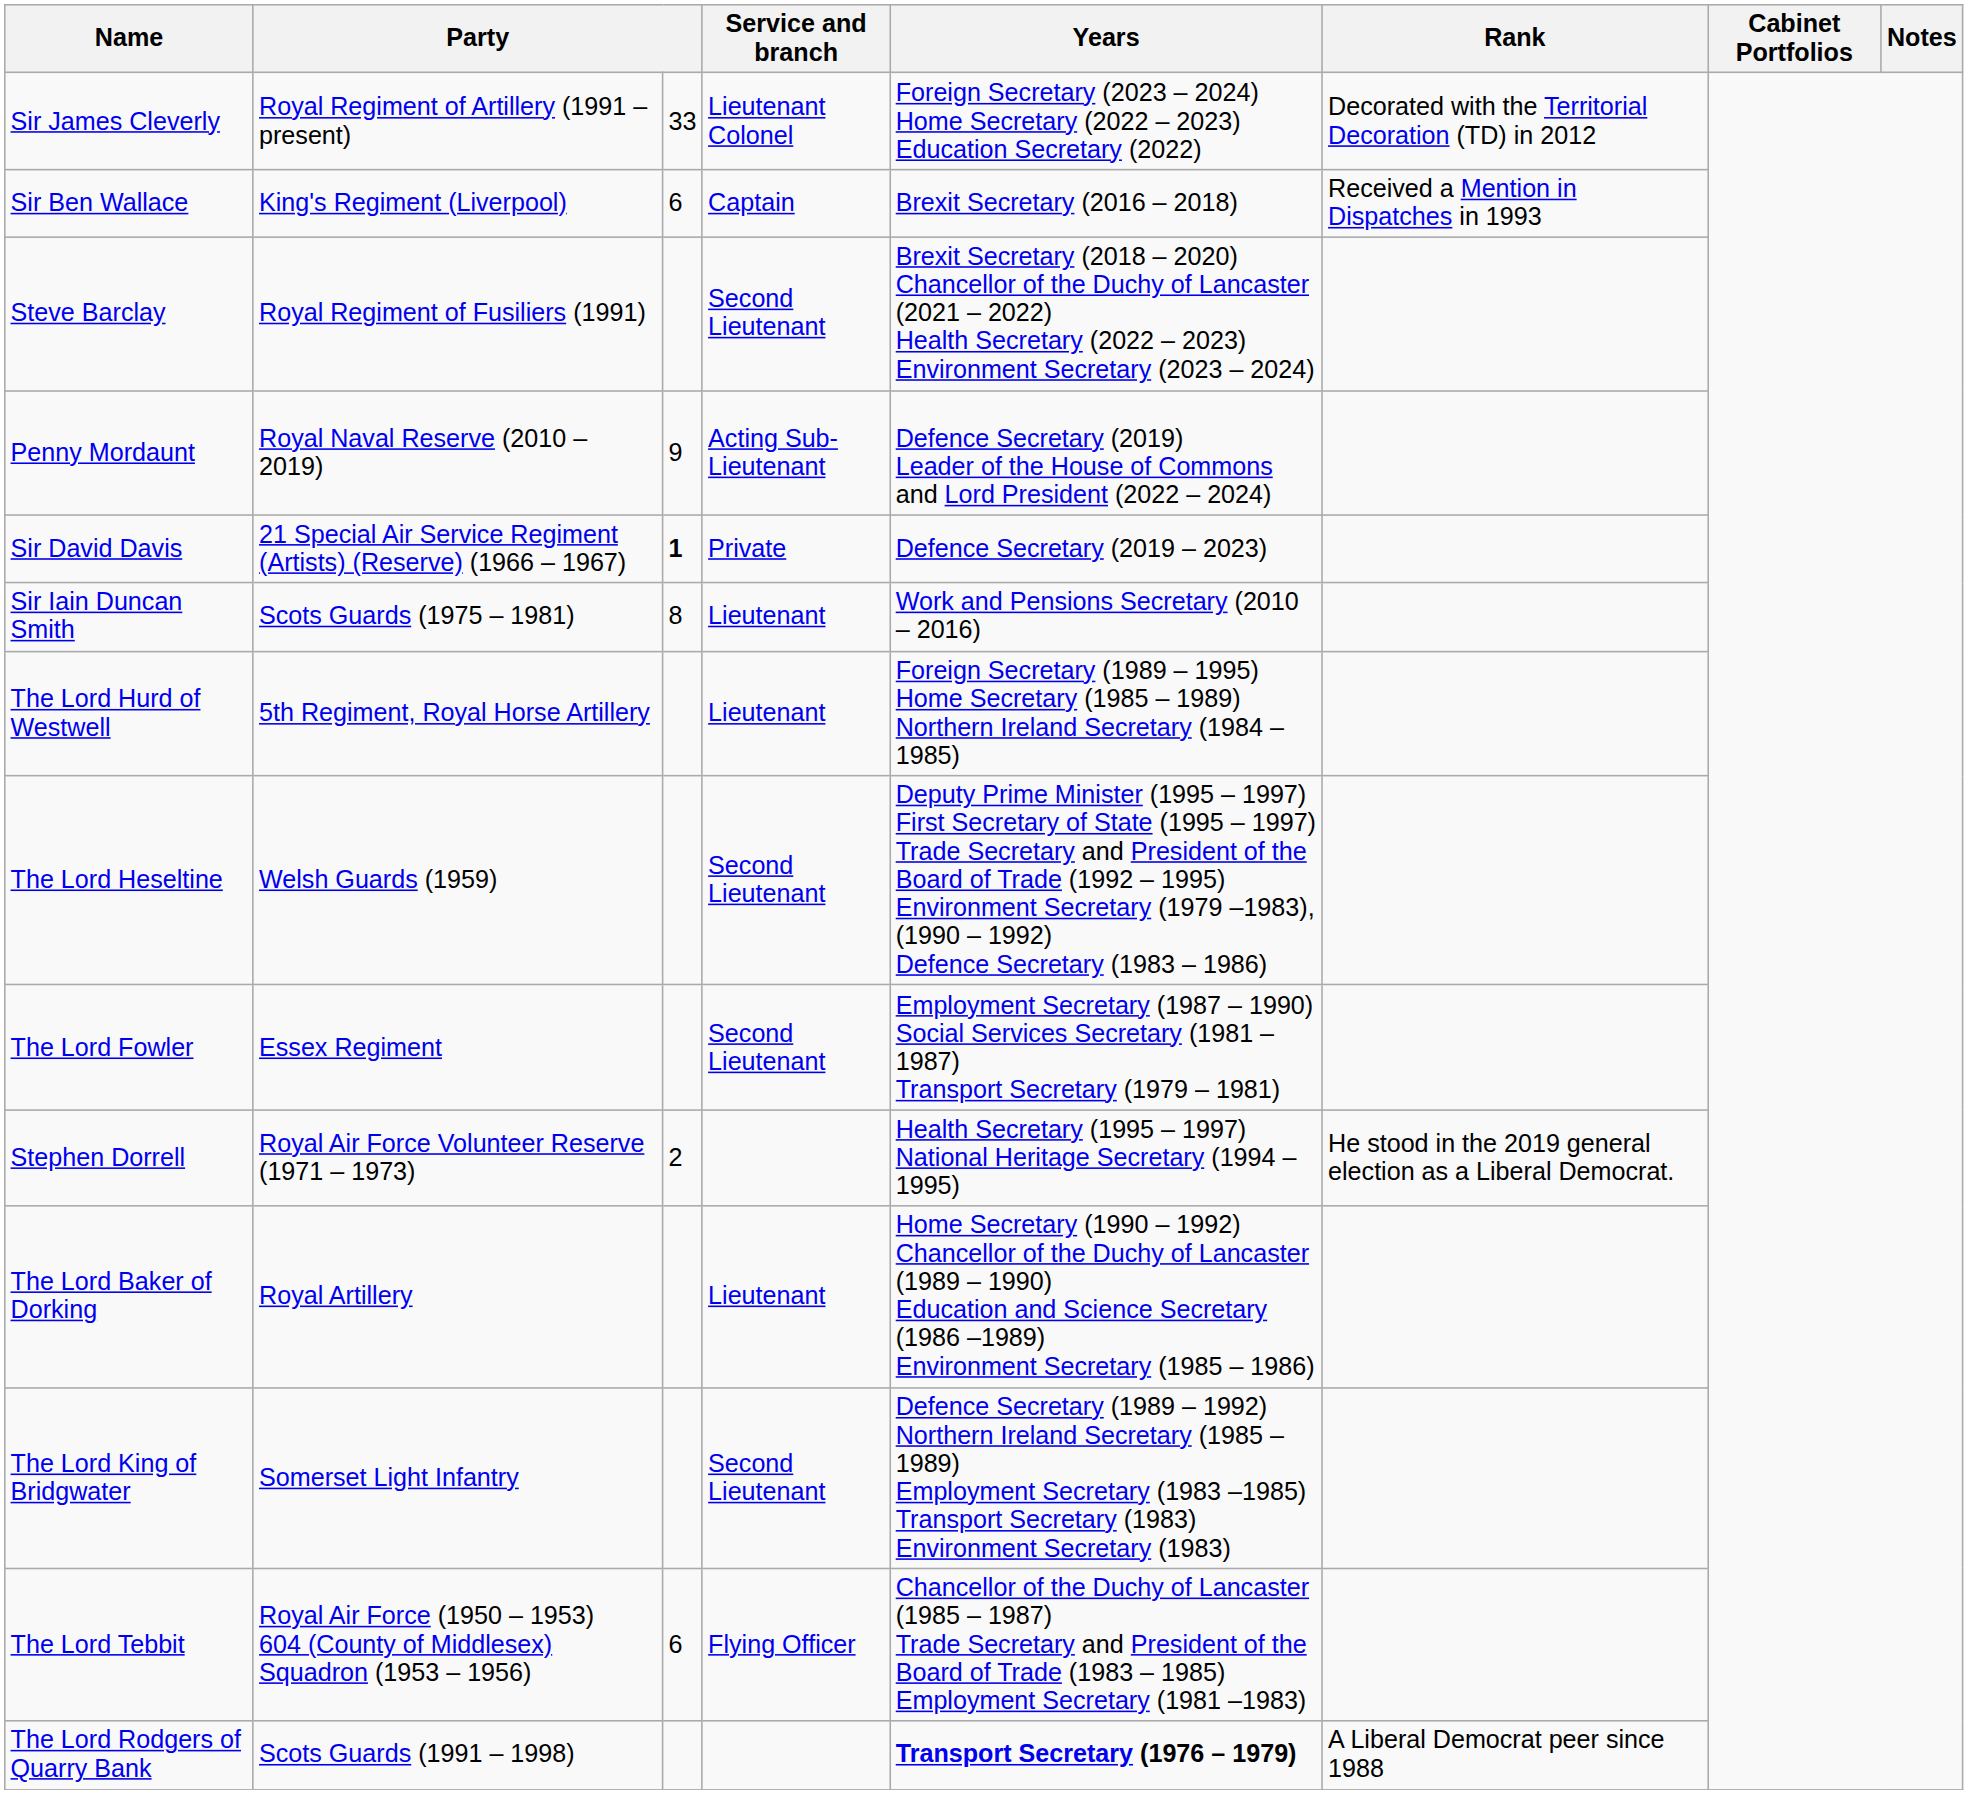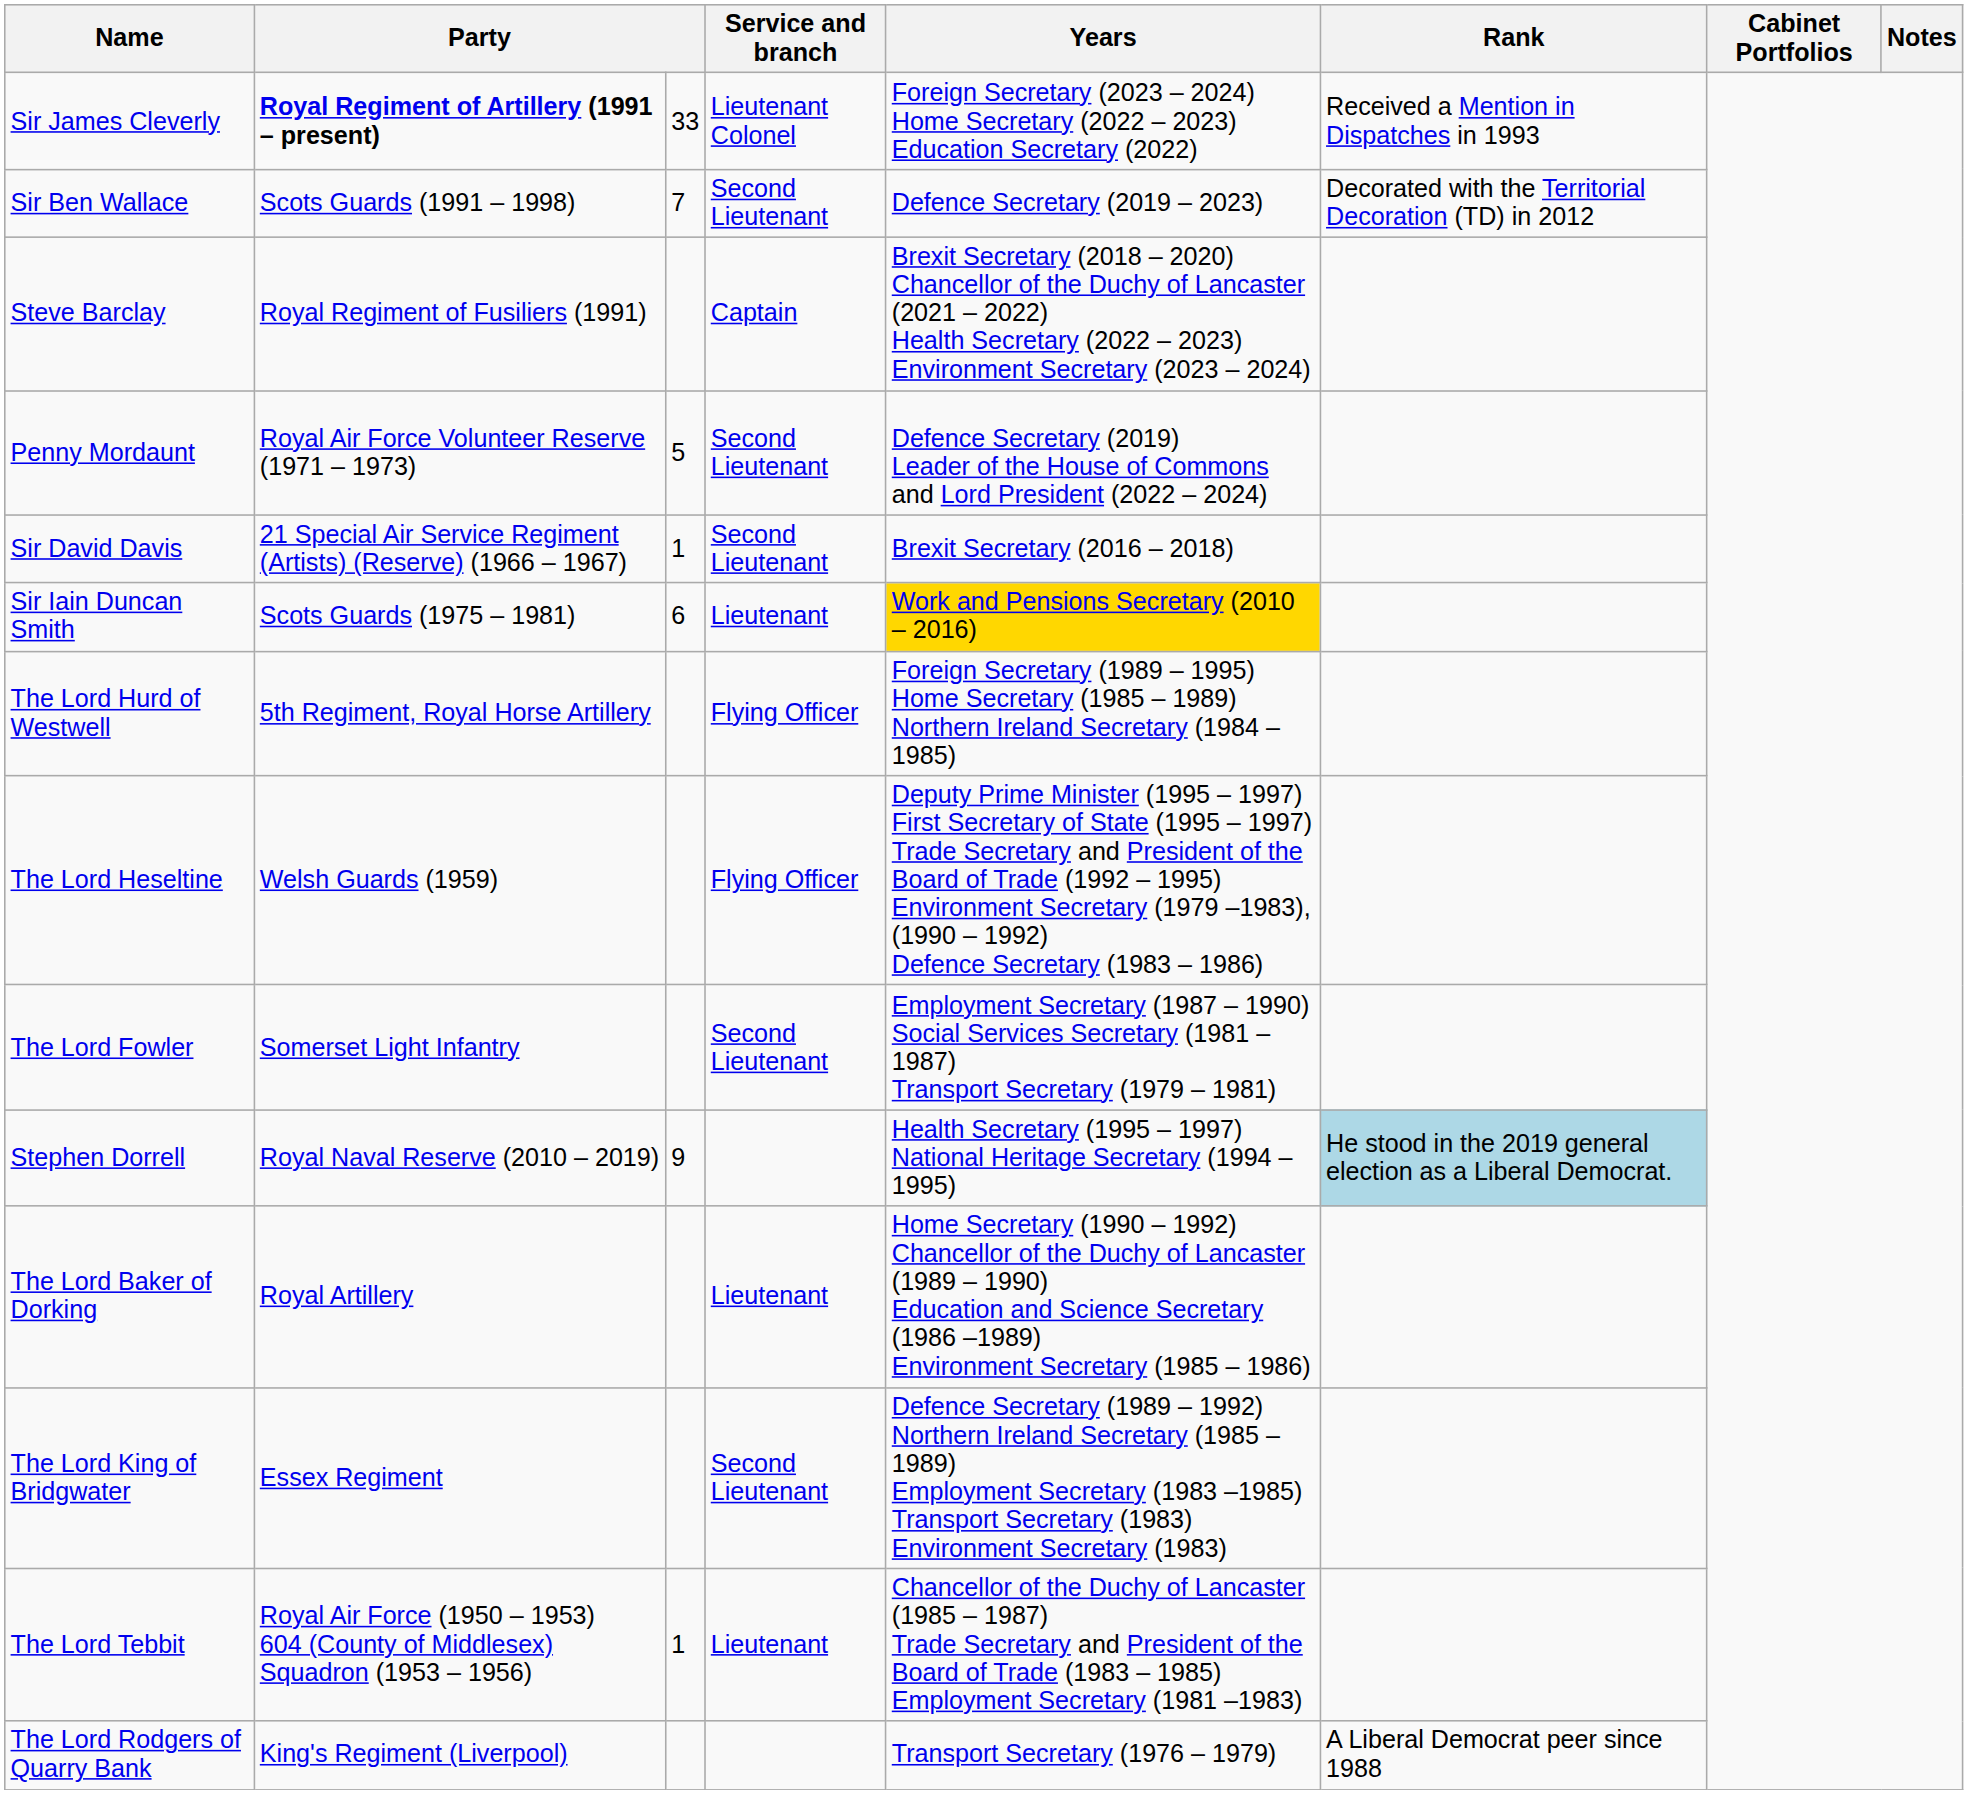(453, 120) normal -> (456, 120) bold
(1488, 120) Decorated with the Territorial Decoration (TD) in 2012 -> (1450, 120) Received a Mention in Dispatches in 1993
(413, 203) King's Regiment (Liverpool) -> (418, 203) Scots Guards (1991 – 1998)
(676, 203) 6 -> (678, 203) 7
(751, 203) Captain -> (769, 203) Second Lieutenant
(1067, 203) Brexit Secretary (2016 – 2018) -> (1077, 203) Defence Secretary (2019 – 2023)
(1452, 203) Received a Mention in Dispatches in 1993 -> (1486, 203) Decorated with the Territorial Decoration (TD) in 2012
(767, 313) Second Lieutenant -> (754, 313) Captain
(423, 452) Royal Naval Reserve (2010 – 2019) -> (452, 452) Royal Air Force Volunteer Reserve (1971 – 1973)
(676, 452) 9 -> (678, 452) 5
(773, 452) Acting Sub-Lieutenant -> (769, 452) Second Lieutenant
(676, 548) bold -> (678, 548) normal
(747, 548) Private -> (769, 548) Second Lieutenant
(1081, 548) Defence Secretary (2019 – 2023) -> (1063, 548) Brexit Secretary (2016 – 2018)
(676, 616) 8 -> (678, 616) 6
(1097, 616) no background -> (1093, 616) gold background
(767, 713) Lieutenant -> (785, 713) Flying Officer
(767, 880) Second Lieutenant -> (785, 880) Flying Officer
(350, 1047) Essex Regiment -> (390, 1047) Somerset Light Infantry
(452, 1157) Royal Air Force Volunteer Reserve (1971 – 1973) -> (459, 1157) Royal Naval Reserve (2010 – 2019)
(676, 1157) 2 -> (678, 1157) 9
(1501, 1157) no background -> (1499, 1157) lightblue background
(389, 1477) Somerset Light Infantry -> (351, 1477) Essex Regiment
(676, 1644) 6 -> (678, 1644) 1
(782, 1644) Flying Officer -> (769, 1644) Lieutenant
(417, 1754) Scots Guards (1991 – 1998) -> (414, 1754) King's Regiment (Liverpool)
(1096, 1754) bold -> (1084, 1754) normal
